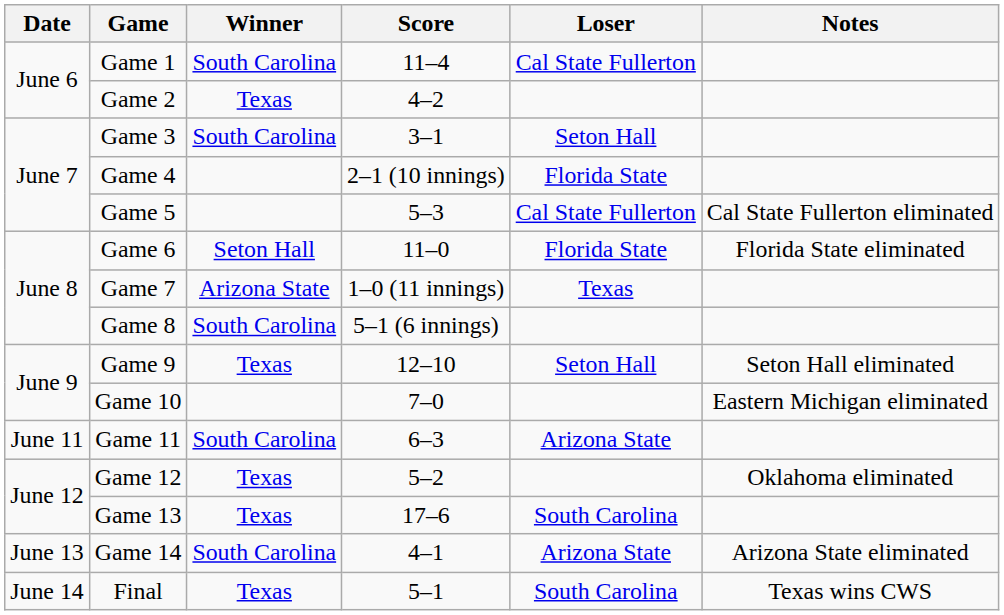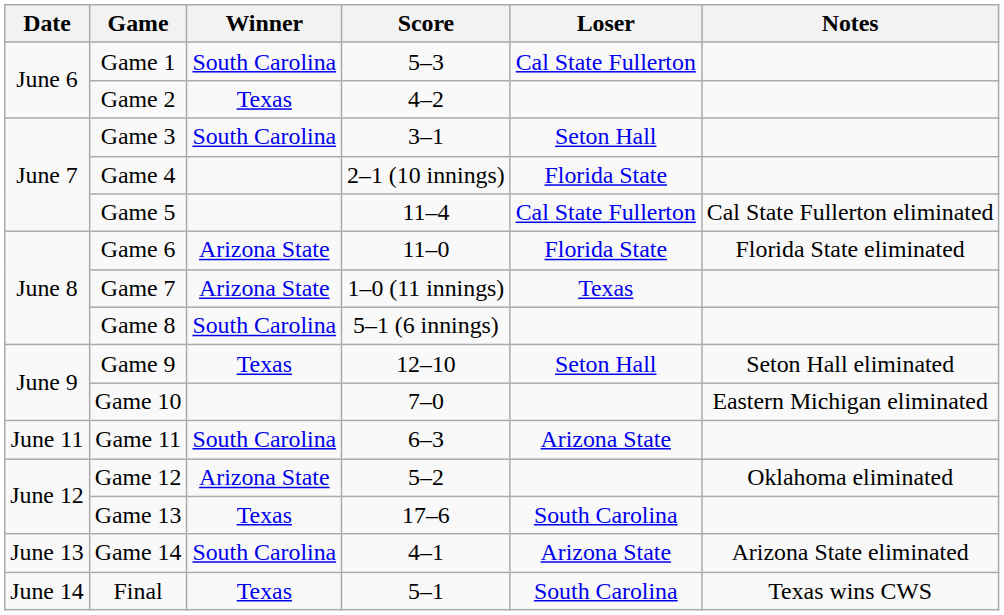(426, 61) 11–4 -> (426, 61) 5–3
(426, 212) 5–3 -> (426, 212) 11–4
(264, 250) Seton Hall -> (264, 250) Arizona State
(264, 477) Texas -> (264, 477) Arizona State
